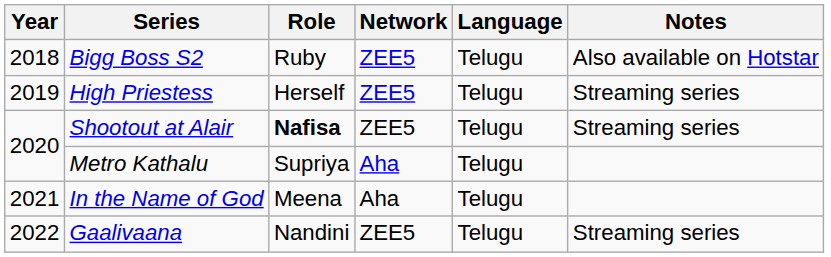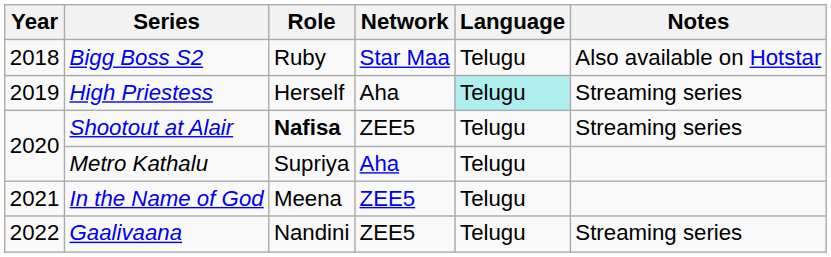(387, 57) ZEE5 -> (405, 57) Star Maa
(387, 92) ZEE5 -> (379, 92) Aha
(490, 92) no background -> (493, 92) paleturquoise background
(379, 198) Aha -> (387, 198) ZEE5
